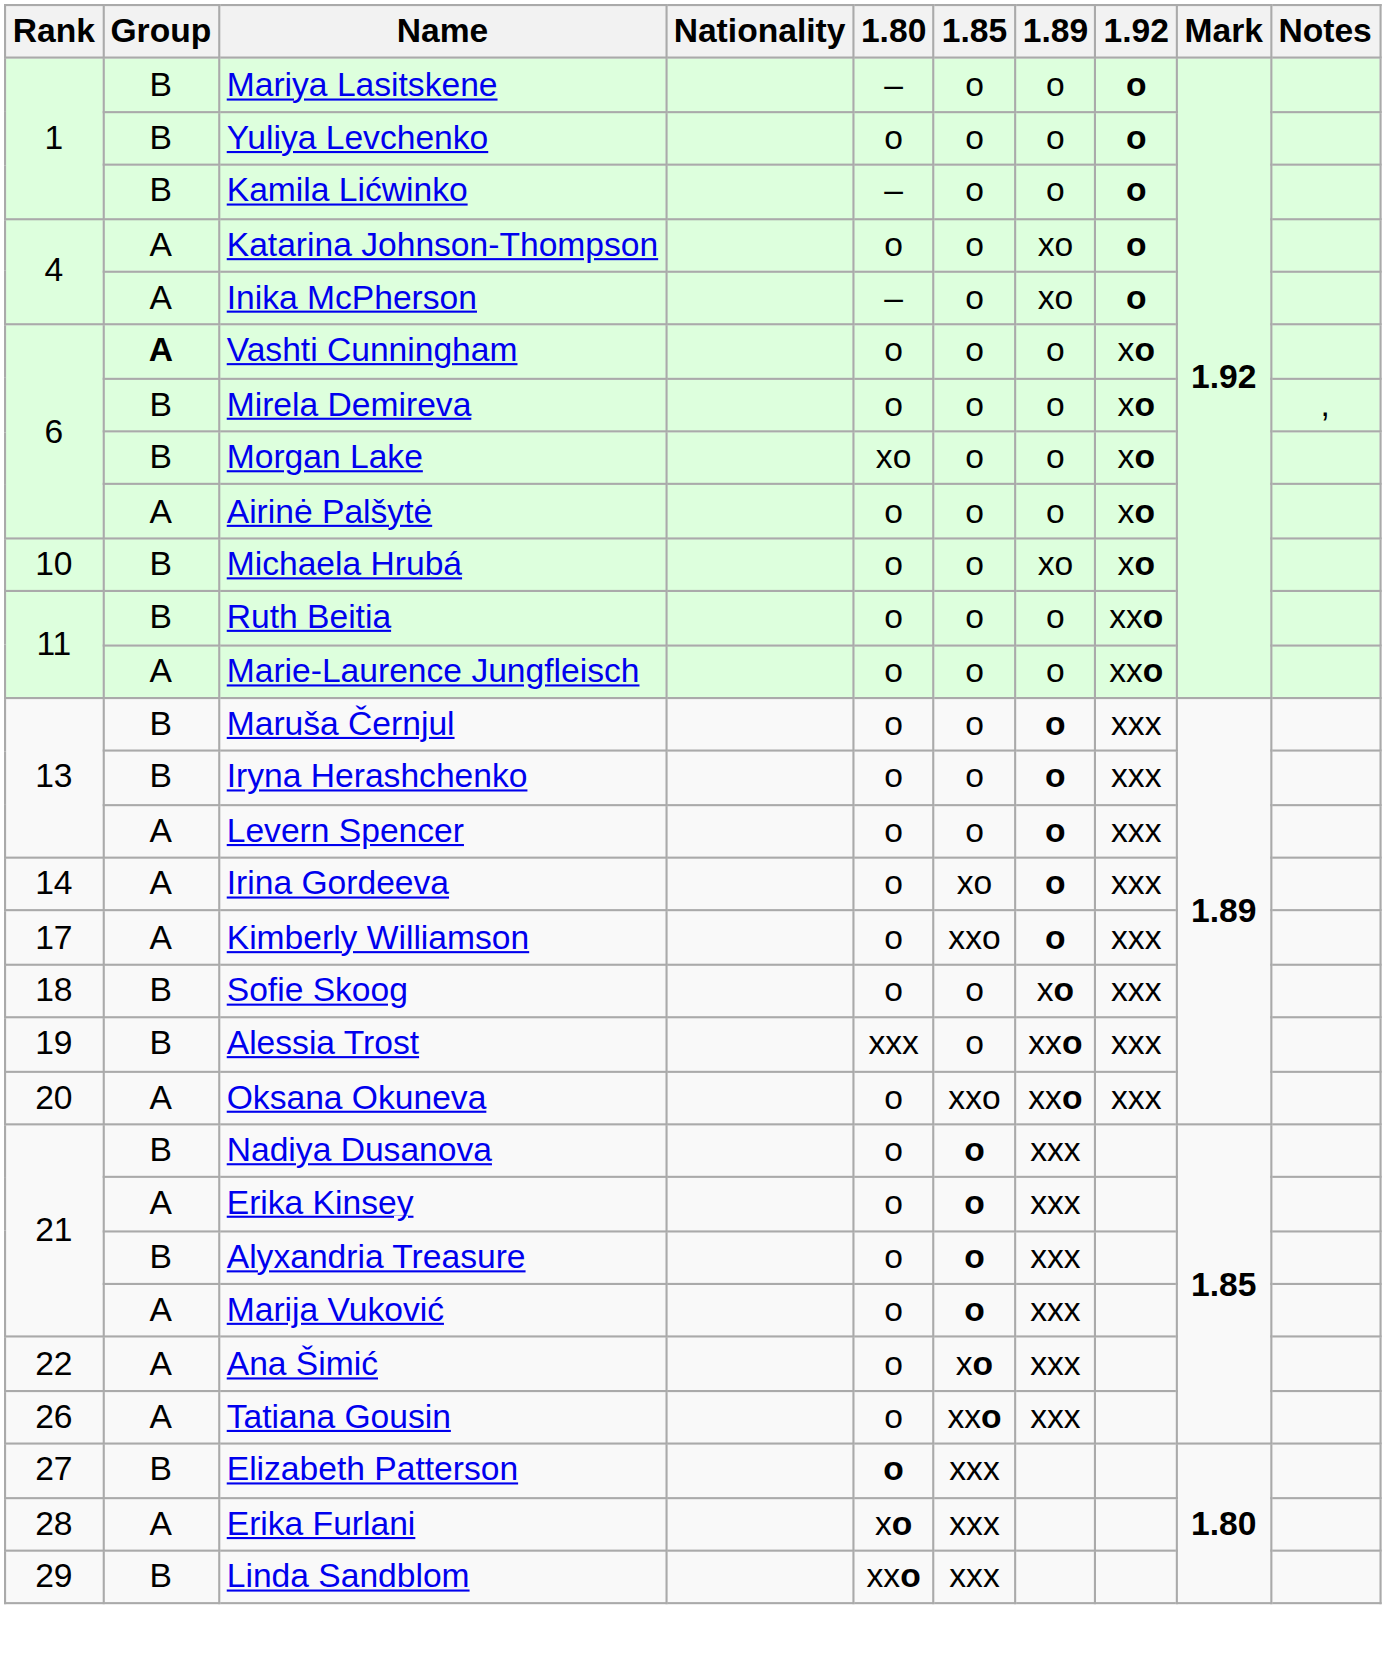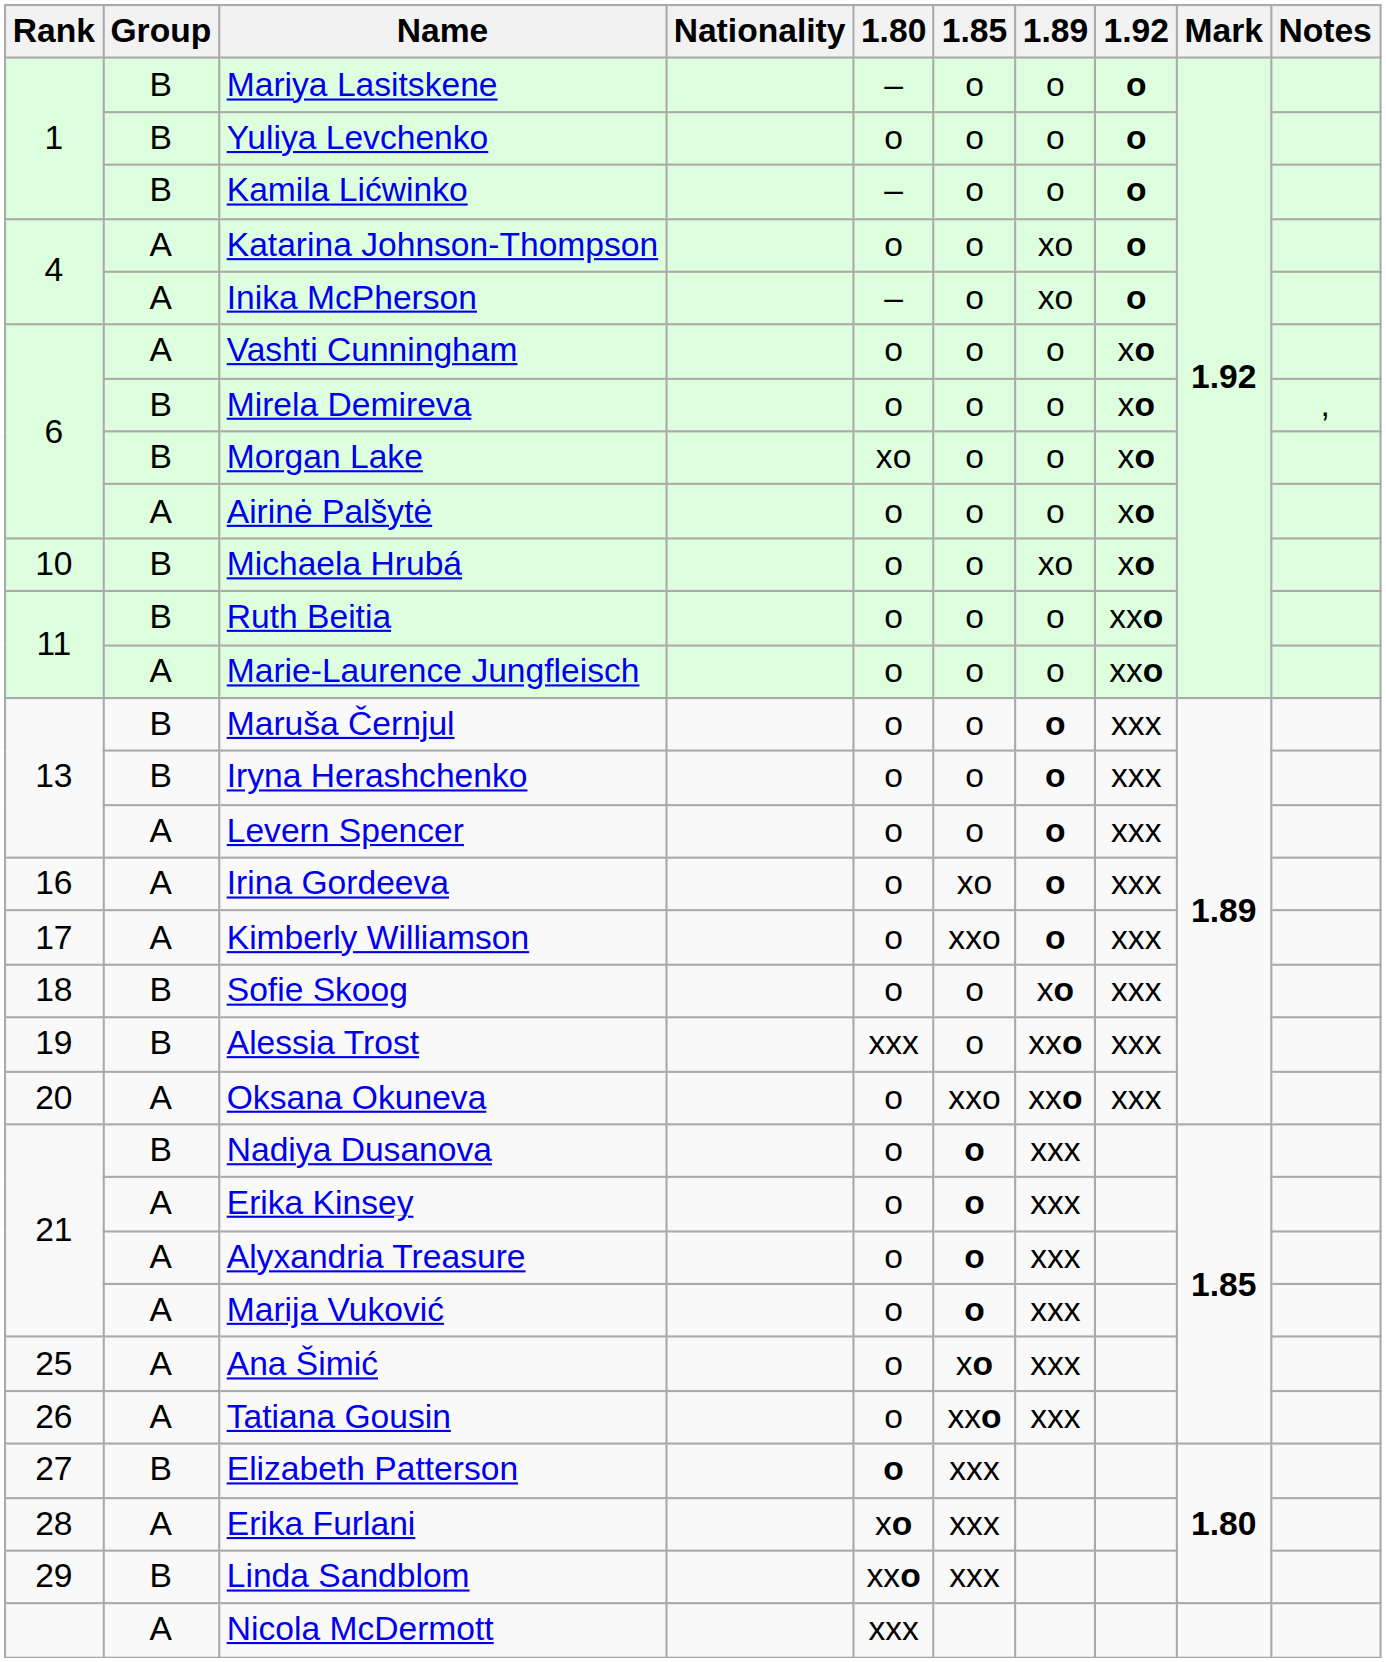(161, 350) bold -> (161, 350) normal
(54, 883) 14 -> (54, 883) 16
(161, 1256) B -> (161, 1256) A
(54, 1363) 22 -> (54, 1363) 25
+ row: (360, 1629)
